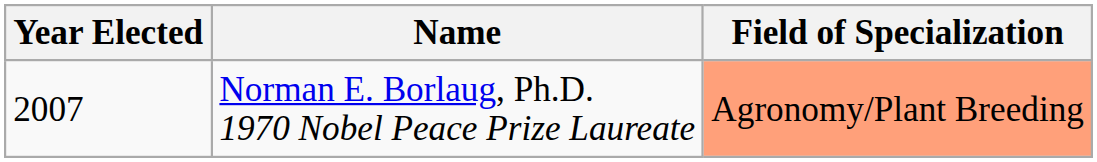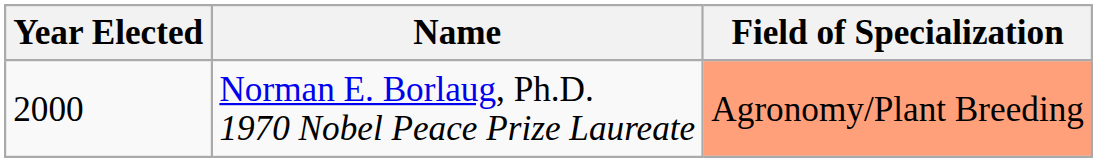(48, 108) 2007 -> (48, 108) 2000
